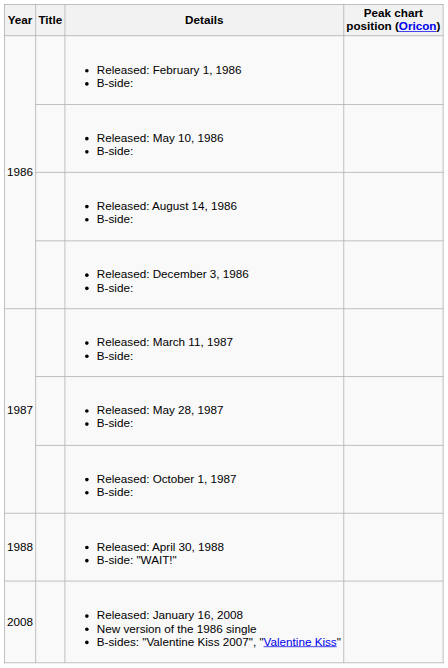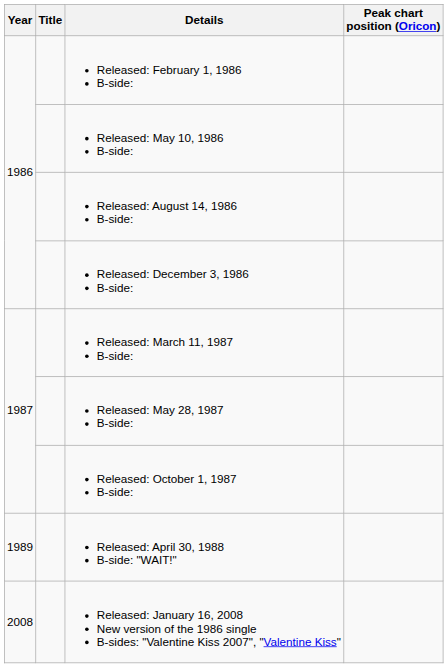(20, 547) 1988 -> (20, 547) 1989
